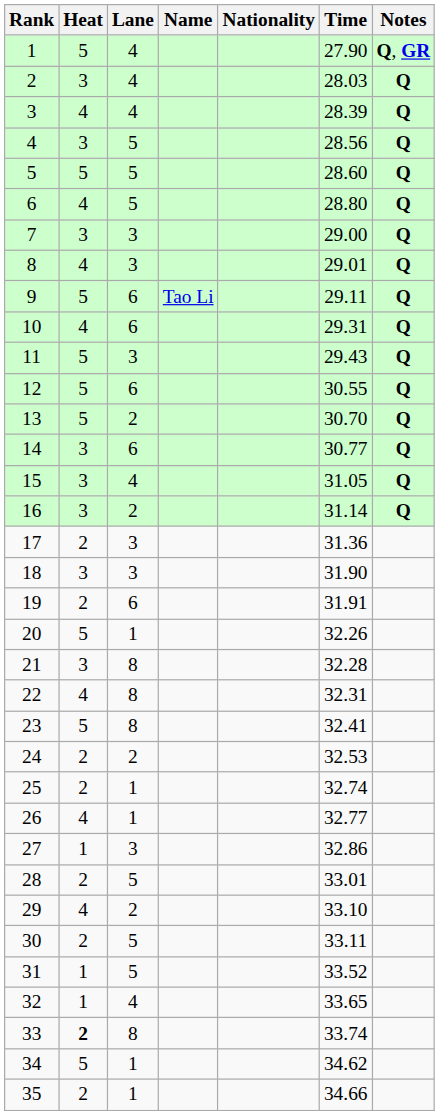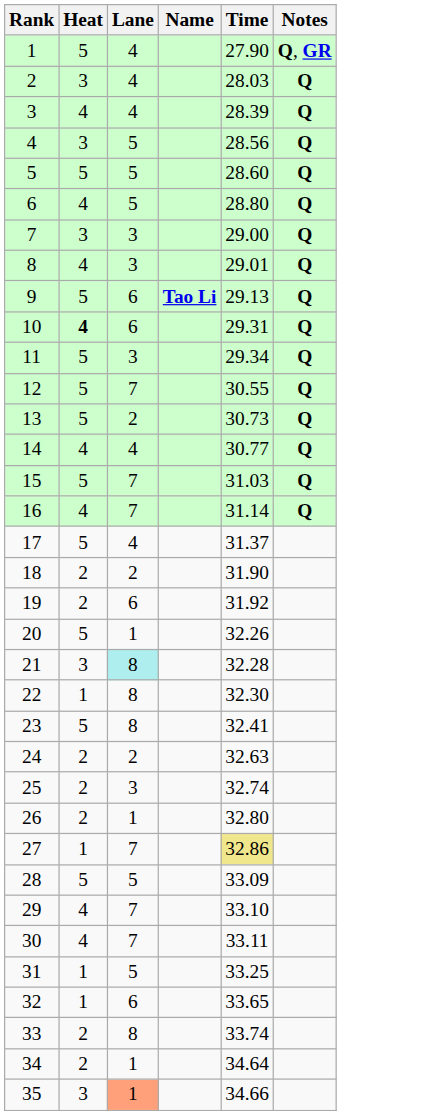- column: (269, 19)
(188, 296) normal -> (190, 296) bold
(346, 296) 29.11 -> (247, 296) 29.13
(83, 326) normal -> (83, 326) bold
(346, 357) 29.43 -> (247, 357) 29.34
(133, 388) 6 -> (133, 388) 7
(346, 419) 30.70 -> (247, 419) 30.73
(83, 449) 3 -> (83, 449) 4
(133, 449) 6 -> (133, 449) 4
(83, 480) 3 -> (83, 480) 5
(133, 480) 4 -> (133, 480) 7
(346, 480) 31.05 -> (247, 480) 31.03
(83, 511) 3 -> (83, 511) 4
(133, 511) 2 -> (133, 511) 7
(83, 541) 2 -> (83, 541) 5
(133, 541) 3 -> (133, 541) 4
(346, 541) 31.36 -> (247, 541) 31.37
(83, 572) 3 -> (83, 572) 2
(133, 572) 3 -> (133, 572) 2
(346, 603) 31.91 -> (247, 603) 31.92
(133, 664) no background -> (133, 664) paleturquoise background
(83, 695) 4 -> (83, 695) 1
(346, 695) 32.31 -> (247, 695) 32.30
(346, 756) 32.53 -> (247, 756) 32.63
(133, 787) 1 -> (133, 787) 3
(83, 818) 4 -> (83, 818) 2
(346, 818) 32.77 -> (247, 818) 32.80
(133, 848) 3 -> (133, 848) 7
(346, 848) no background -> (247, 848) khaki background
(83, 879) 2 -> (83, 879) 5
(346, 879) 33.01 -> (247, 879) 33.09
(133, 910) 2 -> (133, 910) 7
(83, 940) 2 -> (83, 940) 4
(133, 940) 5 -> (133, 940) 7
(346, 971) 33.52 -> (247, 971) 33.25
(133, 1002) 4 -> (133, 1002) 6
(83, 1033) bold -> (83, 1033) normal
(83, 1063) 5 -> (83, 1063) 2
(346, 1063) 34.62 -> (247, 1063) 34.64
(83, 1094) 2 -> (83, 1094) 3
(133, 1094) no background -> (133, 1094) lightsalmon background
